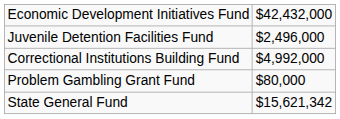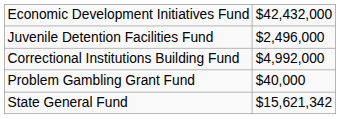(281, 80) $80,000 -> (281, 80) $40,000
